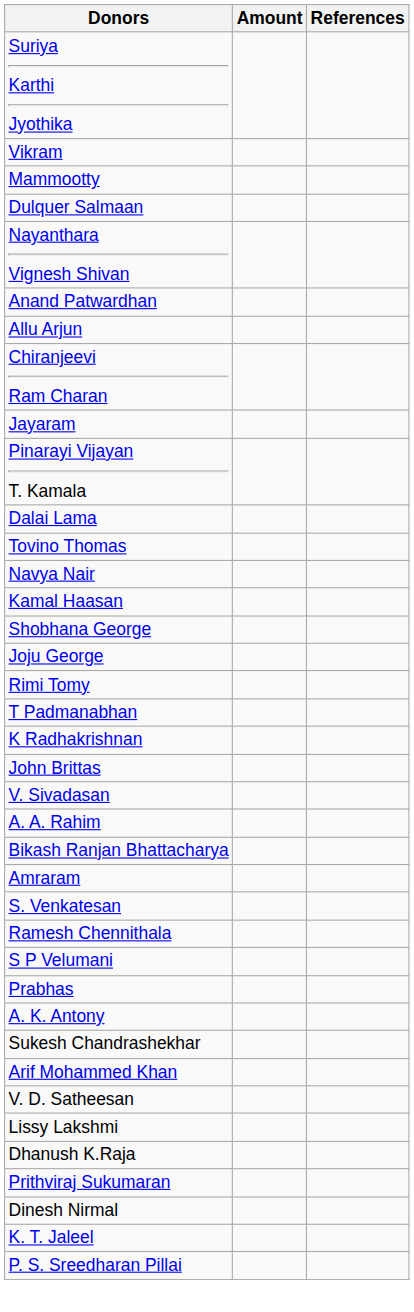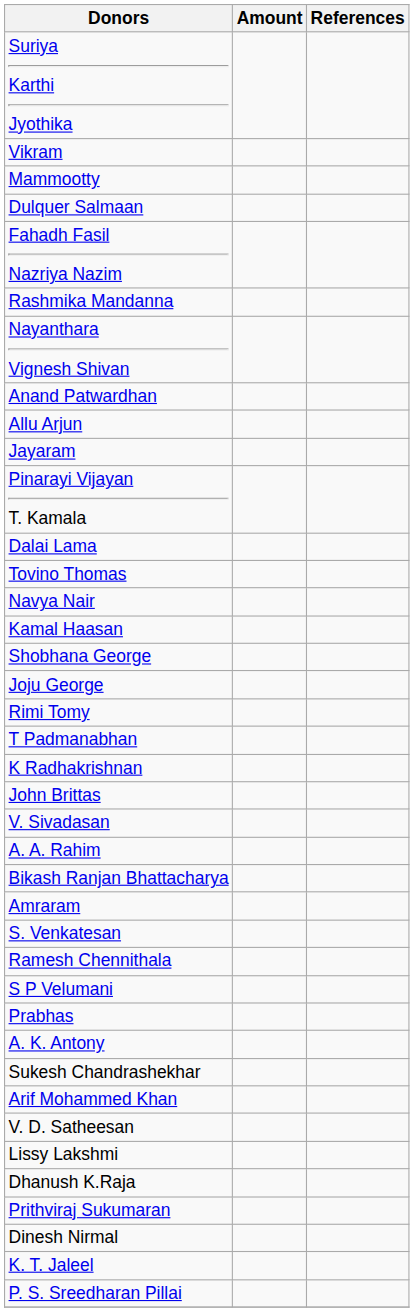+ row: (119, 254)
+ row: (91, 302)
- row: (119, 376)
